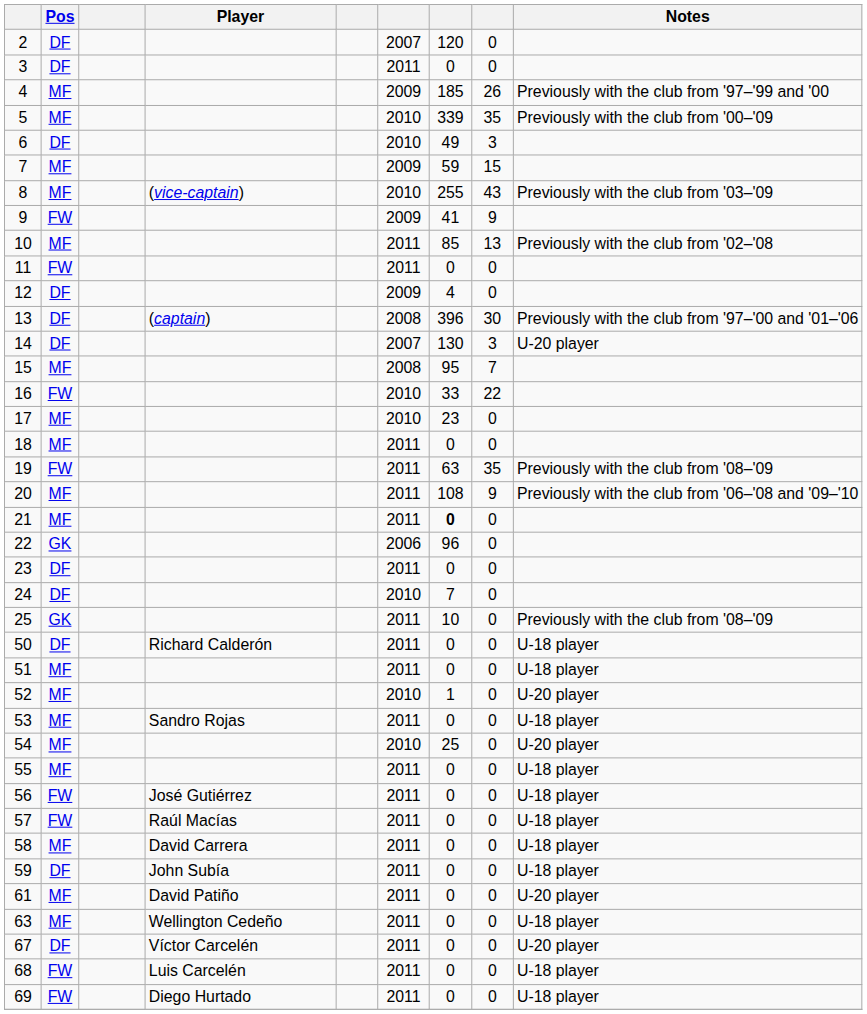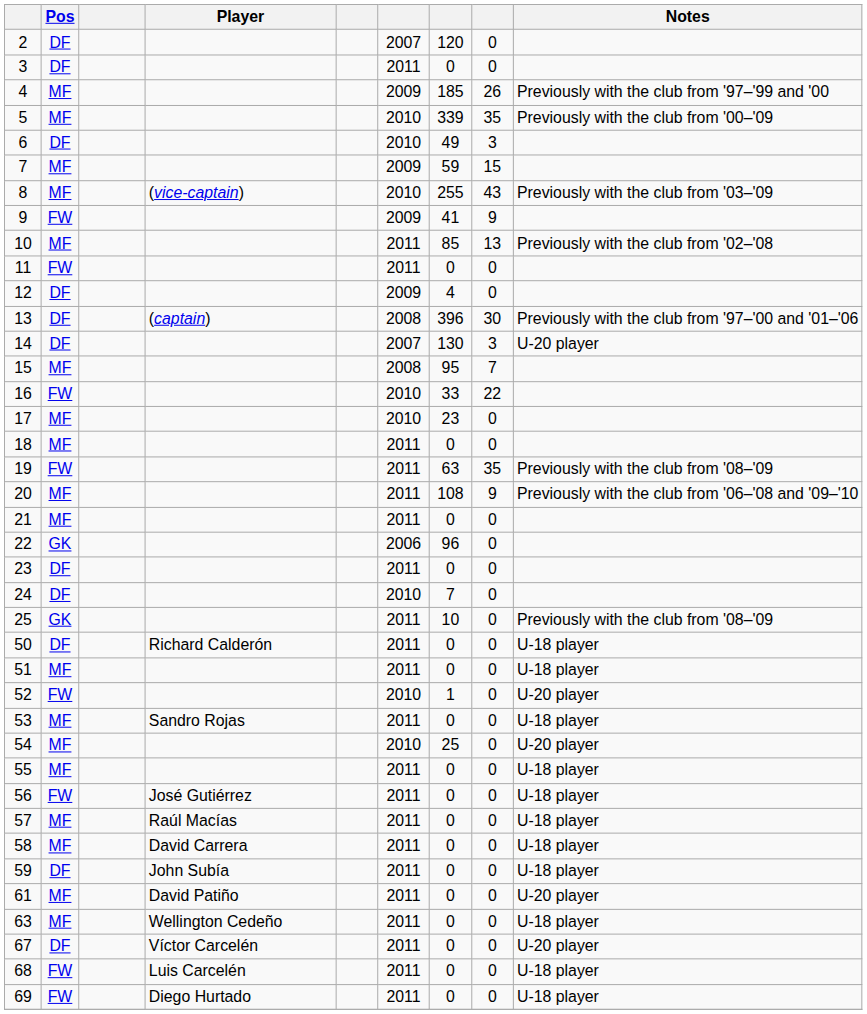(450, 519) bold -> (450, 519) normal
(60, 695) MF -> (60, 695) FW
(60, 820) FW -> (60, 820) MF
